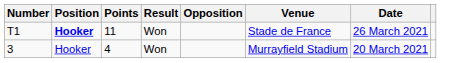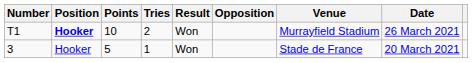+ column: (157, 13)
(110, 31) 11 -> (110, 31) 10
(289, 31) Stade de France -> (329, 31) Murrayfield Stadium
(107, 49) 4 -> (107, 49) 5
(298, 49) Murrayfield Stadium -> (321, 49) Stade de France
